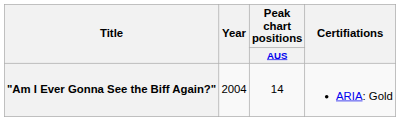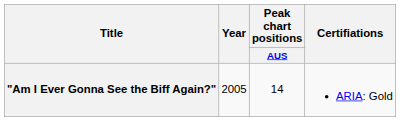(234, 90) 2004 -> (234, 90) 2005
